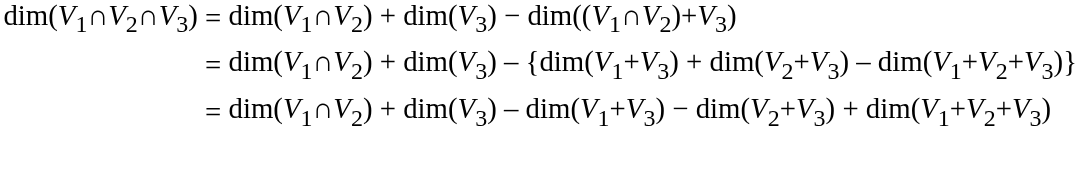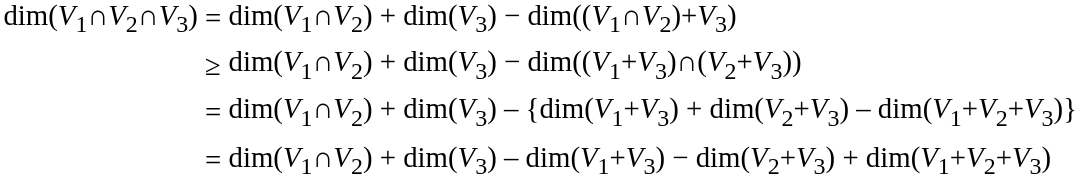+ row: (515, 66)
